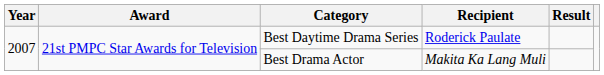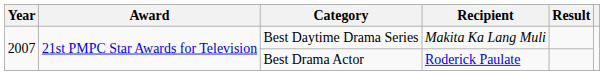(473, 37) Roderick Paulate -> (485, 37) Makita Ka Lang Muli
(485, 59) Makita Ka Lang Muli -> (473, 59) Roderick Paulate
